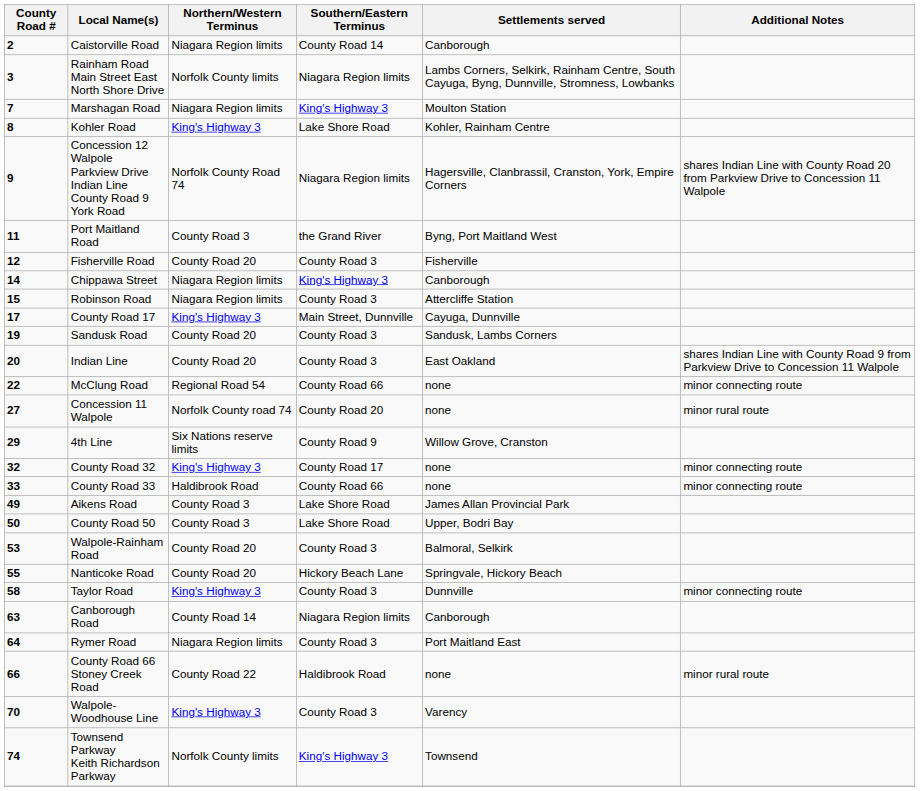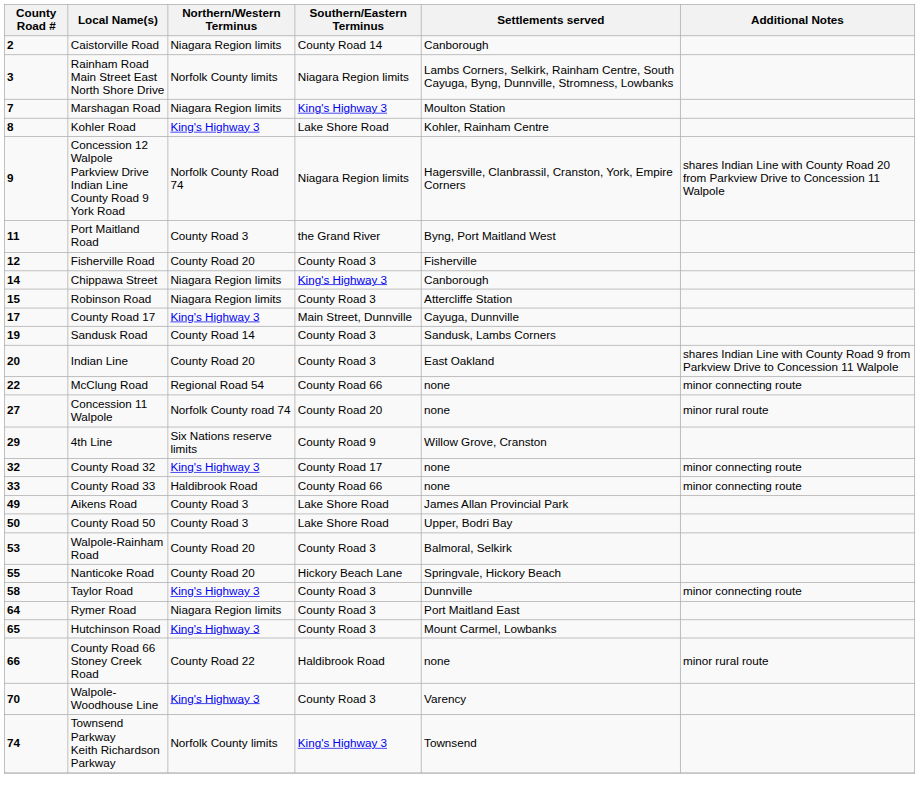(214, 335) County Road 20 -> (213, 335) County Road 14
- row: (103, 617)
+ row: (116, 629)
